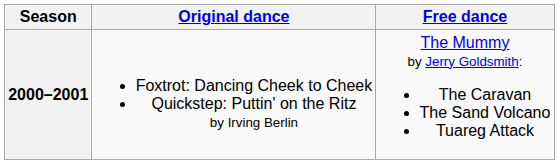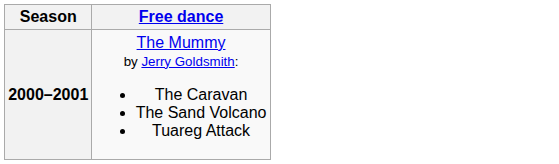- column: (234, 17)
